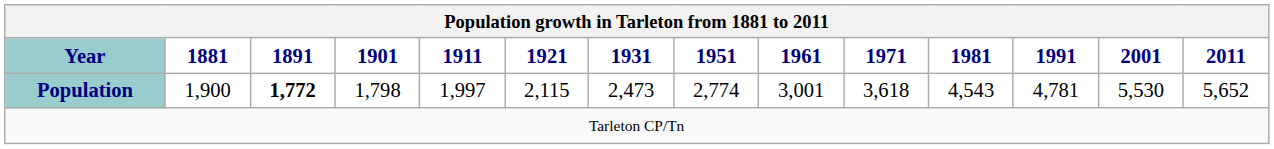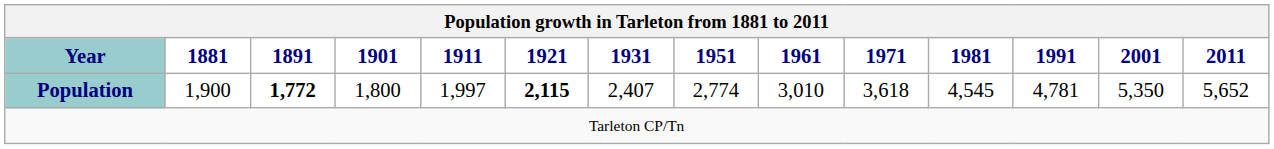(378, 90) 1,798 -> (378, 90) 1,800
(547, 90) normal -> (547, 90) bold
(631, 90) 2,473 -> (631, 90) 2,407
(801, 90) 3,001 -> (801, 90) 3,010
(971, 90) 4,543 -> (971, 90) 4,545
(1141, 90) 5,530 -> (1141, 90) 5,350
